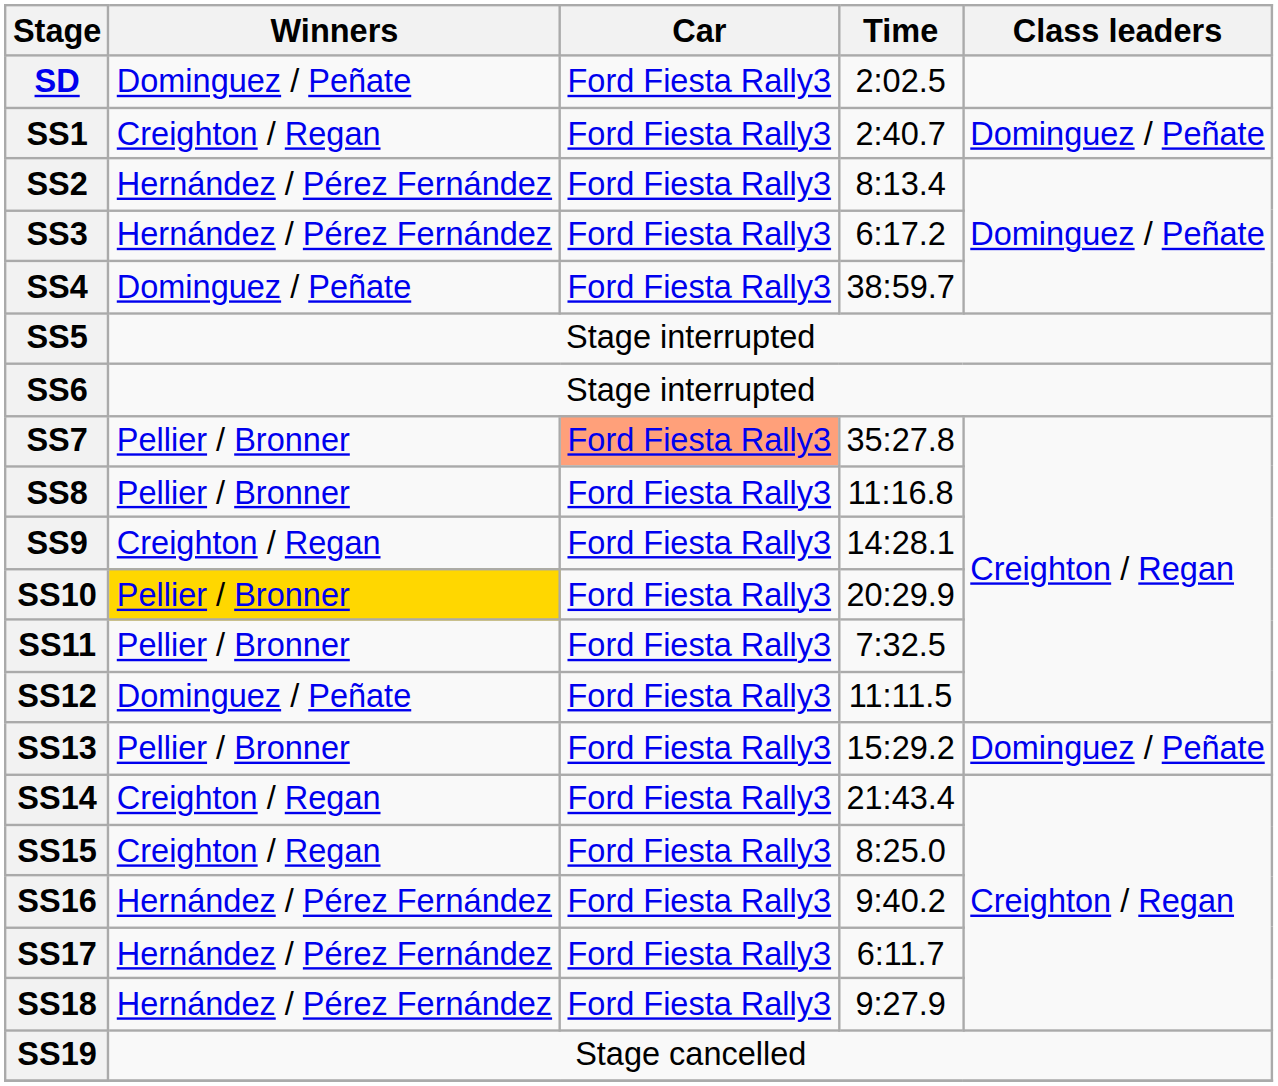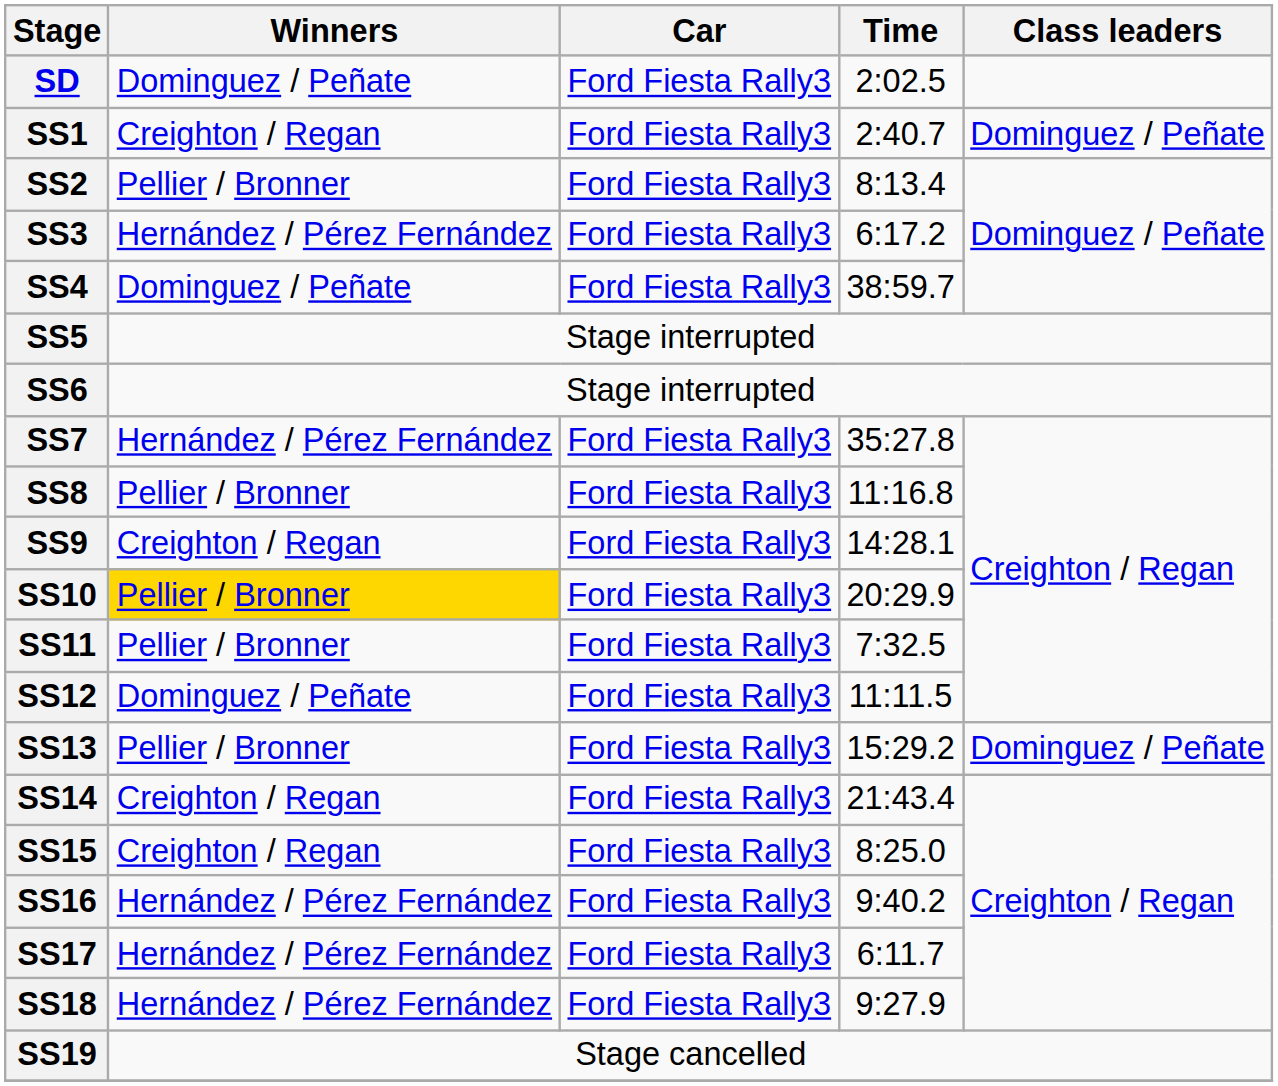(334, 184) Hernández / Pérez Fernández -> (233, 184) Pellier / Bronner
(233, 440) Pellier / Bronner -> (334, 440) Hernández / Pérez Fernández
(699, 440) lightsalmon background -> (699, 440) no background
